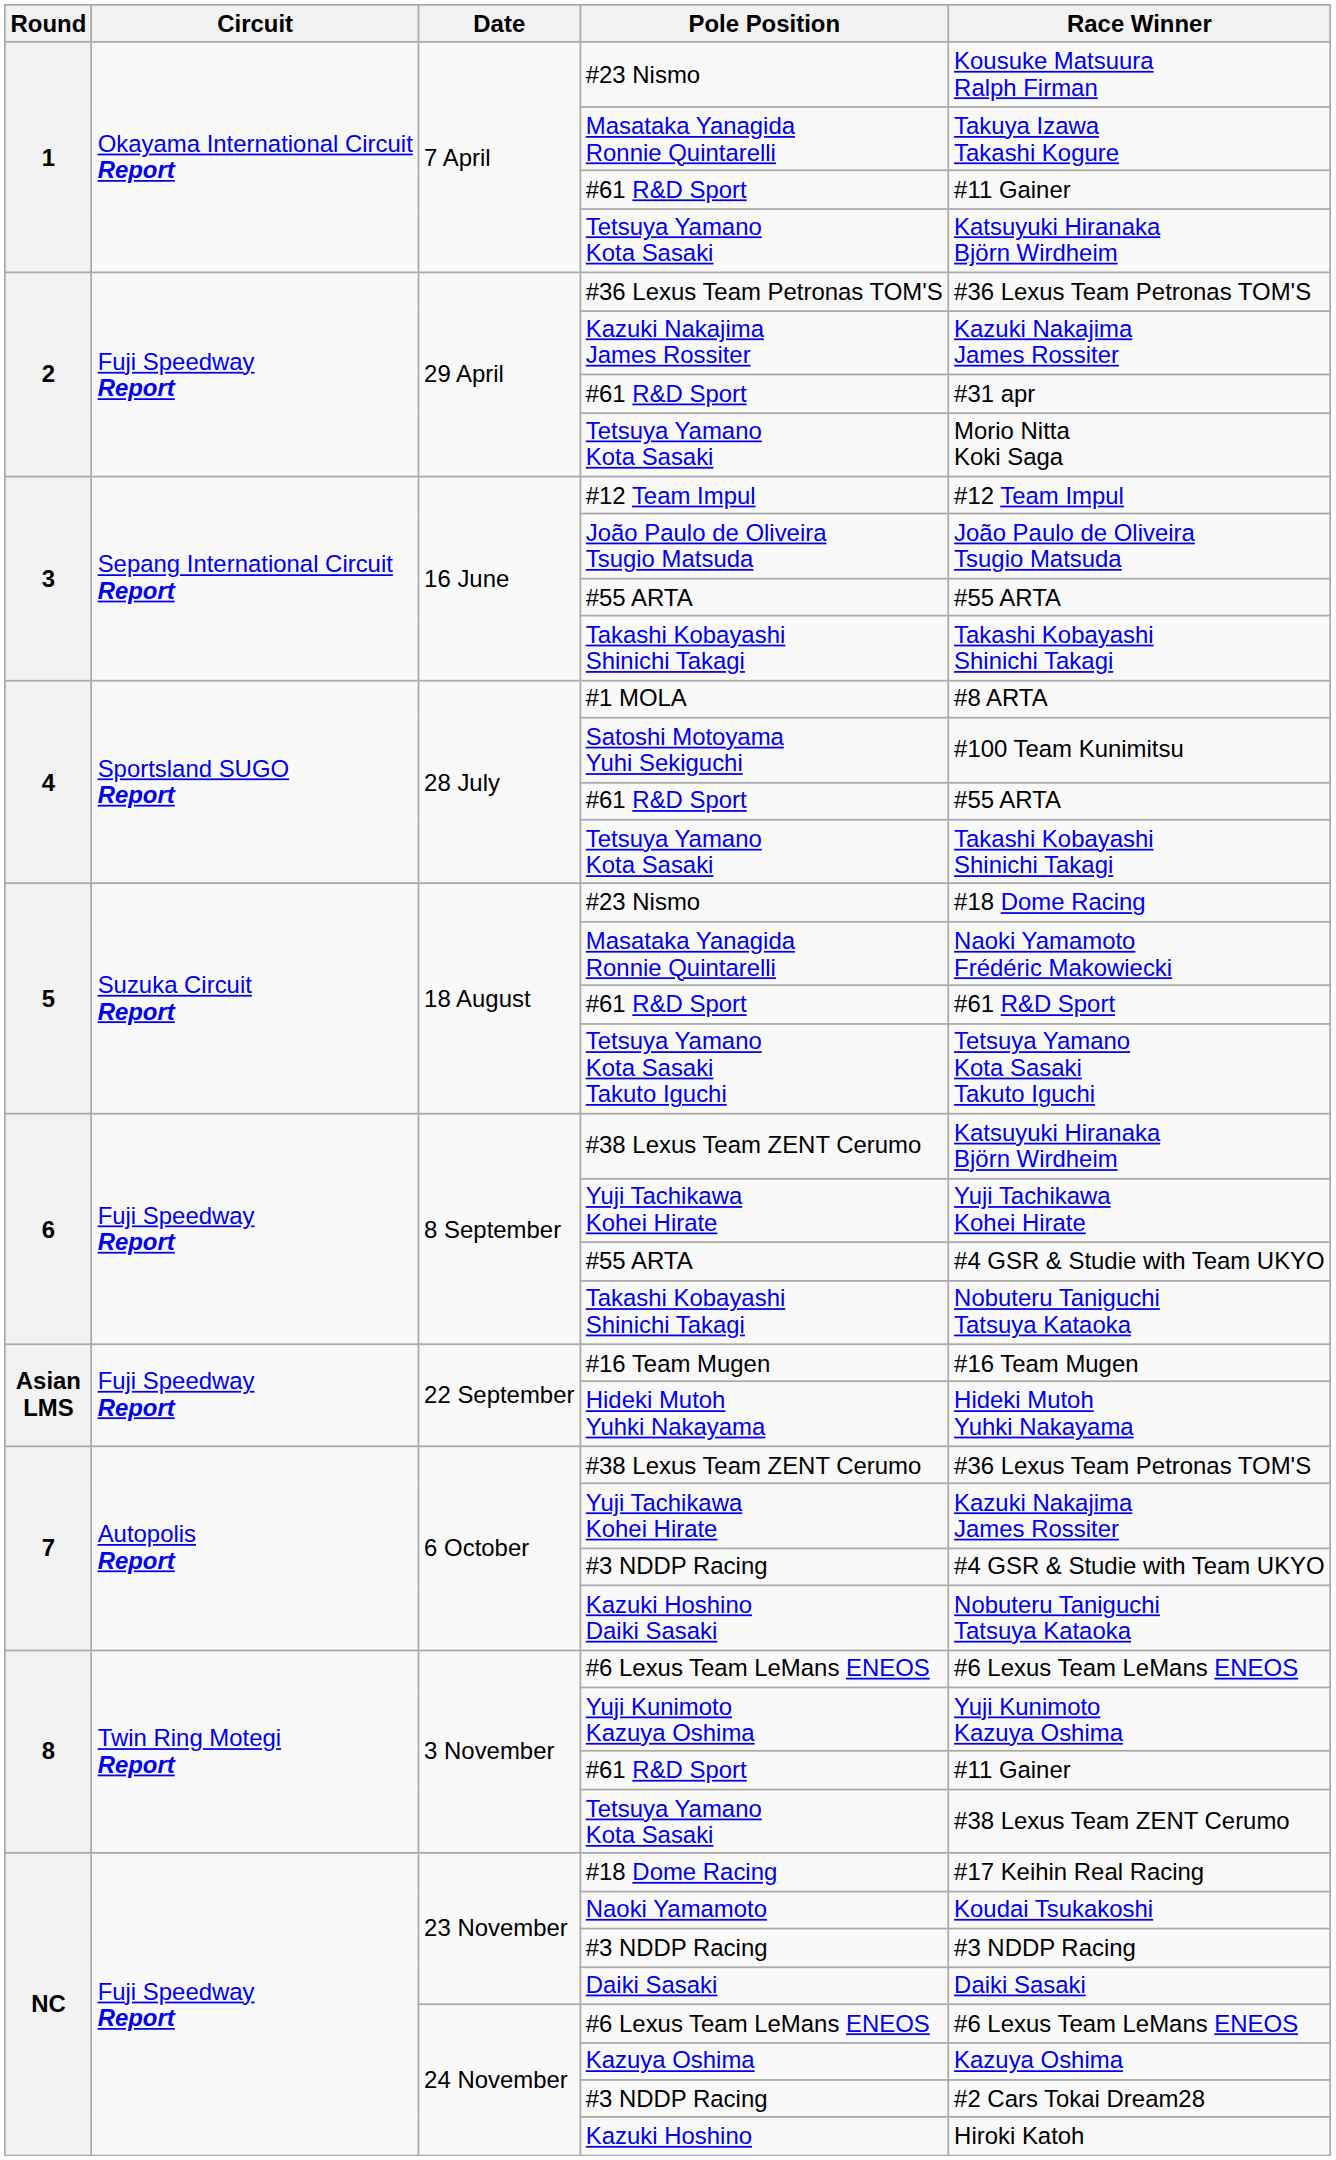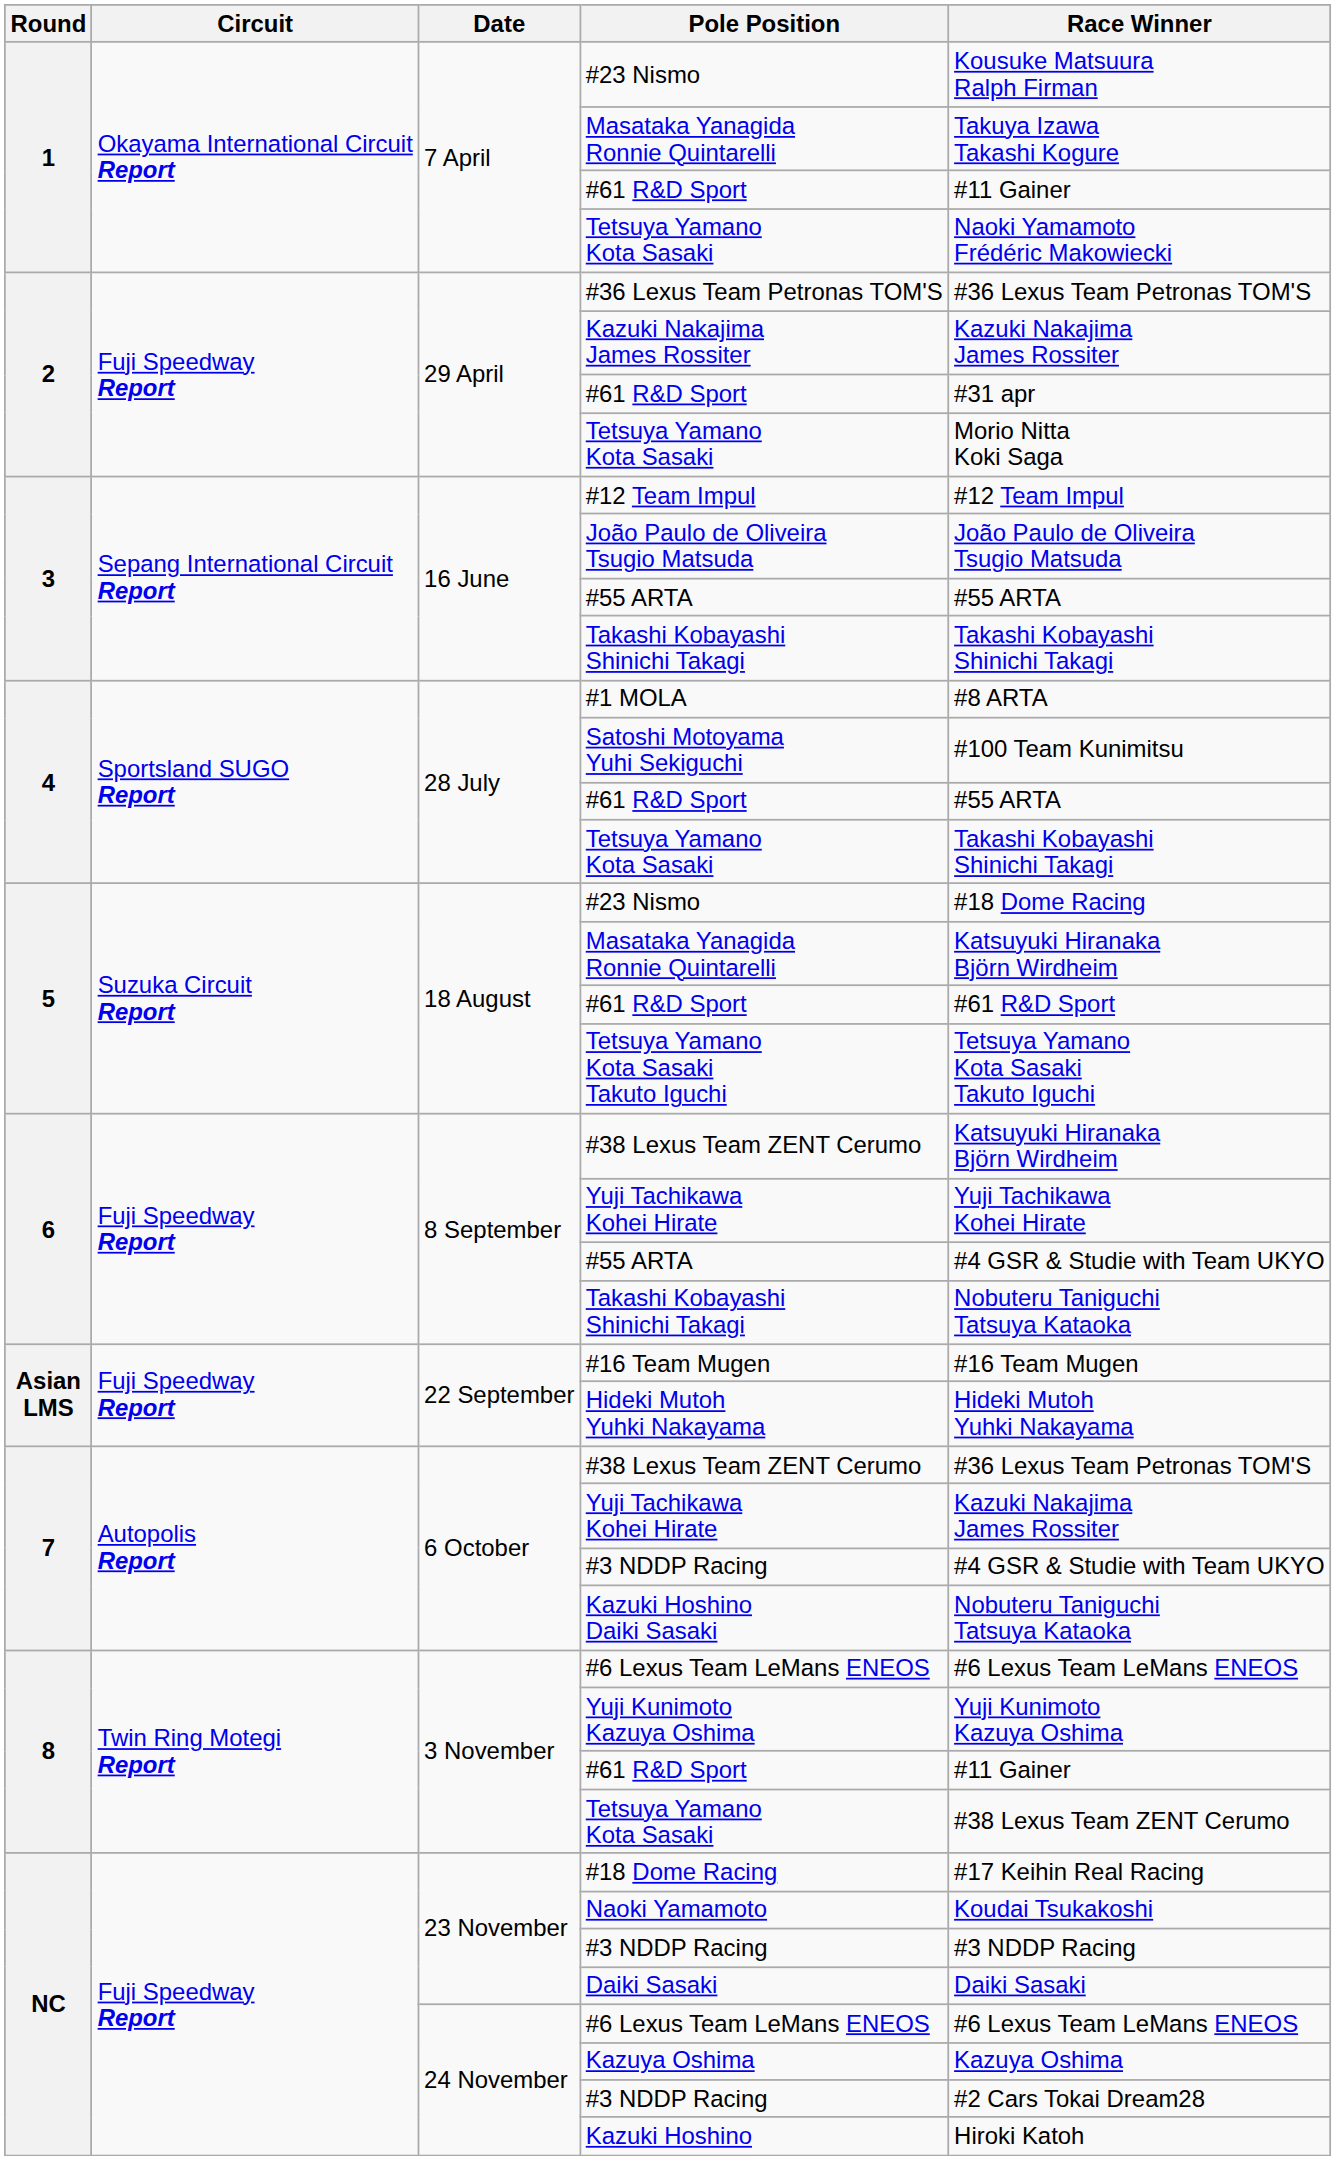(1057, 240) Katsuyuki Hiranaka Björn Wirdheim -> (1063, 240) Naoki Yamamoto Frédéric Makowiecki
(1063, 953) Naoki Yamamoto Frédéric Makowiecki -> (1057, 953) Katsuyuki Hiranaka Björn Wirdheim
